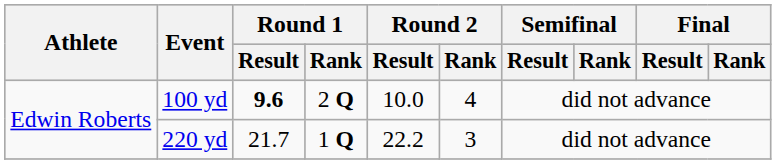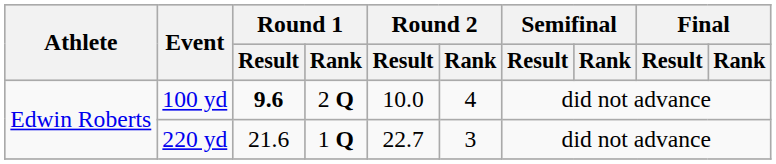(269, 139) 21.7 -> (269, 139) 21.6
(403, 139) 22.2 -> (403, 139) 22.7
